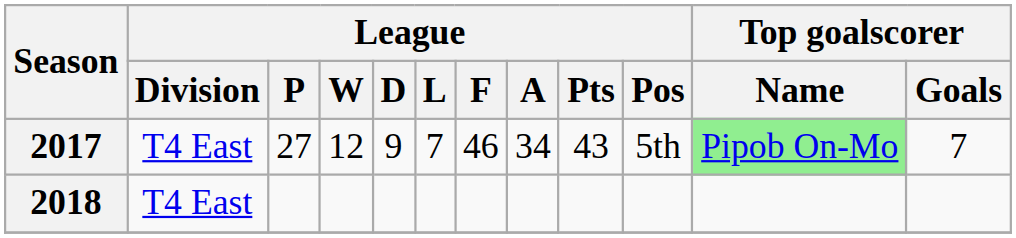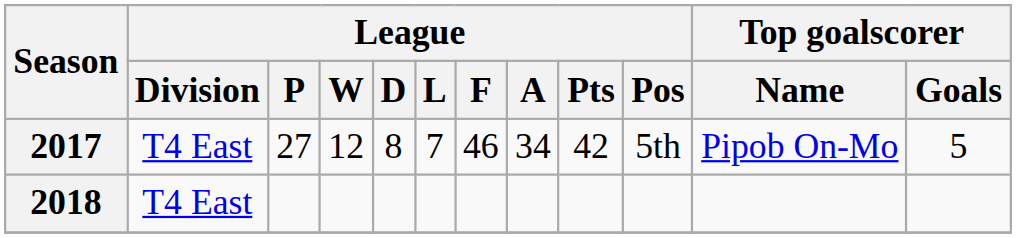(393, 145) 9 -> (393, 145) 8
(591, 145) 43 -> (591, 145) 42
(800, 145) lightgreen background -> (800, 145) no background
(959, 145) 7 -> (959, 145) 5
